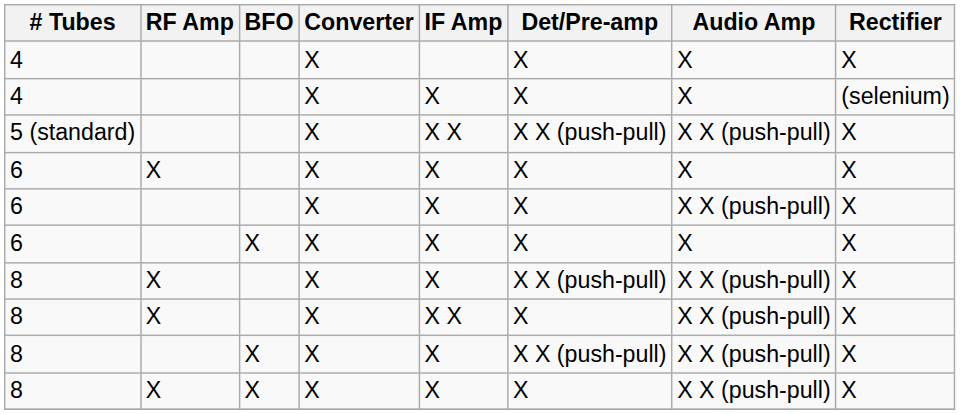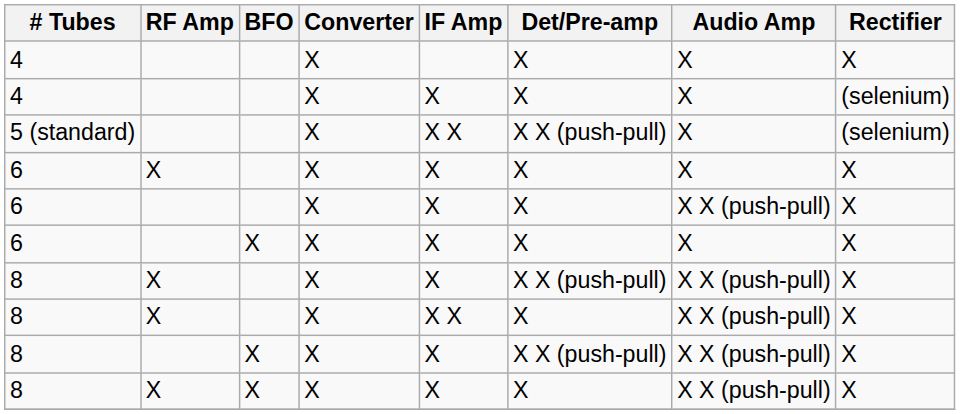(754, 133) X X (push-pull) -> (685, 133) X
(849, 133) X -> (895, 133) (selenium)
